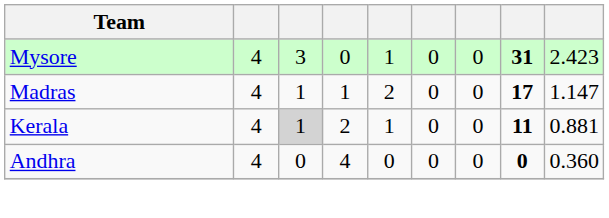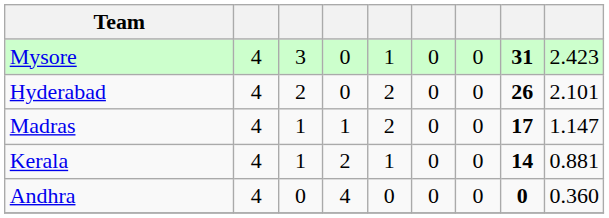+ row: (58, 91)
(301, 126) lightgrey background -> (301, 160) no background
(522, 126) 11 -> (522, 160) 14
